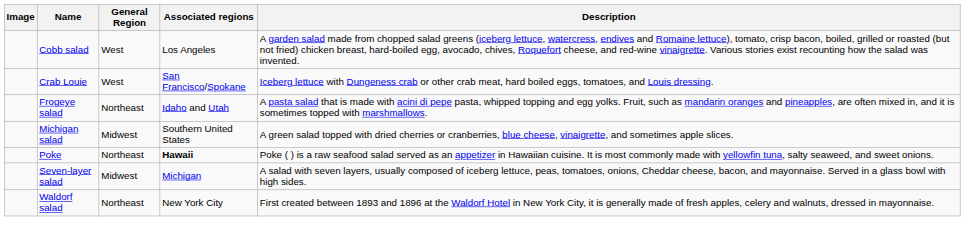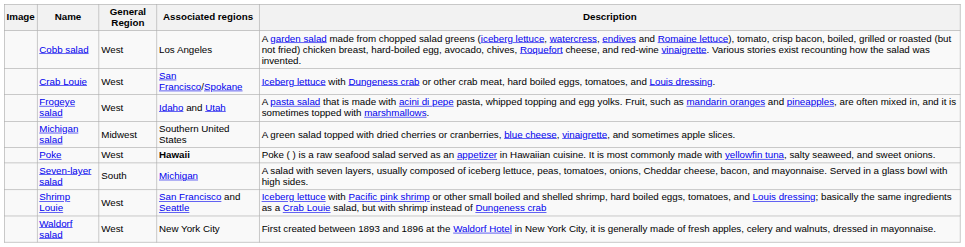(122, 108) Northeast -> (112, 108) West
(122, 155) Northeast -> (112, 155) West
(119, 176) Midwest -> (114, 176) South
+ row: (55, 202)
(122, 202) Northeast -> (112, 229) West
